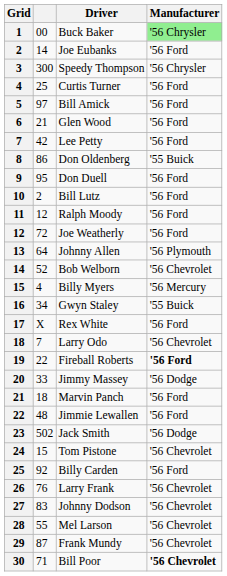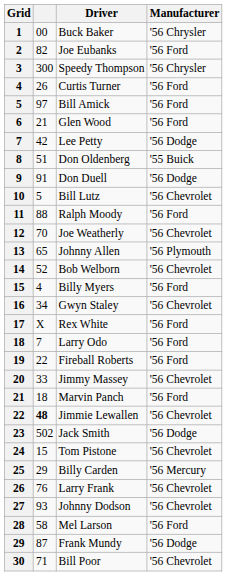(178, 31) lightgreen background -> (178, 31) no background
(42, 50) 14 -> (42, 50) 82
(42, 86) 25 -> (42, 86) 26
(169, 141) '56 Ford -> (173, 141) '56 Dodge
(42, 159) 86 -> (42, 159) 51
(42, 178) 95 -> (42, 178) 91
(169, 178) '56 Ford -> (173, 178) '56 Dodge
(39, 196) 2 -> (39, 196) 5
(169, 196) '56 Ford -> (181, 196) '56 Chevrolet
(42, 214) 12 -> (42, 214) 88
(42, 232) 72 -> (42, 232) 70
(169, 232) '56 Ford -> (181, 232) '56 Chevrolet
(42, 251) 64 -> (42, 251) 65
(178, 287) '56 Mercury -> (169, 287) '56 Ford
(172, 305) '55 Buick -> (181, 305) '56 Chevrolet
(181, 342) '56 Chevrolet -> (169, 342) '56 Ford
(171, 360) bold -> (169, 360) normal
(173, 379) '56 Dodge -> (181, 379) '56 Chevrolet
(42, 415) normal -> (42, 415) bold
(169, 415) '56 Ford -> (181, 415) '56 Chevrolet
(42, 470) 92 -> (42, 470) 29
(169, 470) '56 Ford -> (178, 470) '56 Mercury
(42, 506) 83 -> (42, 506) 93
(42, 525) 55 -> (42, 525) 58
(181, 525) '56 Chevrolet -> (169, 525) '56 Ford
(181, 543) '56 Chevrolet -> (173, 543) '56 Dodge
(183, 561) bold -> (181, 561) normal
